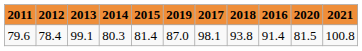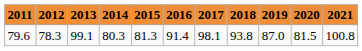columns swapped: (275, 14) <-> (179, 14)
(50, 35) 78.4 -> (50, 35) 78.3
(146, 35) 81.4 -> (146, 35) 81.3
